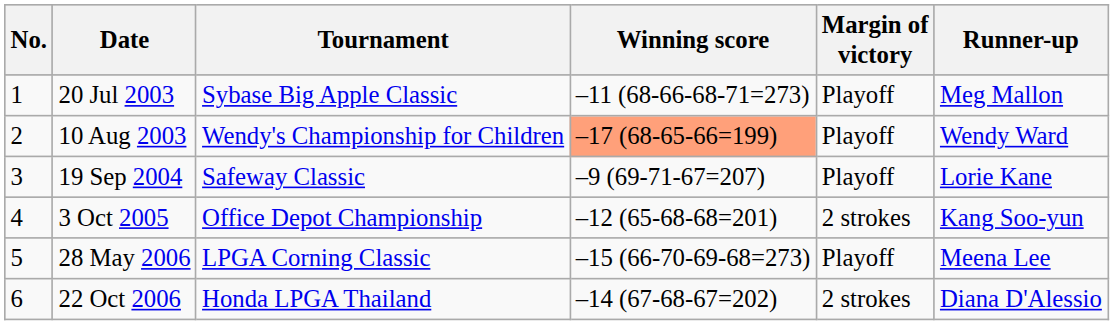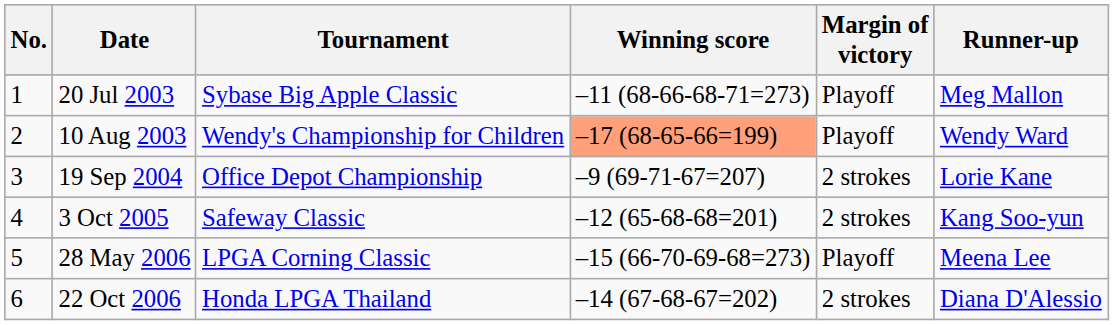(284, 177) Safeway Classic -> (342, 177) Office Depot Championship
(858, 177) Playoff -> (866, 177) 2 strokes
(342, 217) Office Depot Championship -> (284, 217) Safeway Classic
